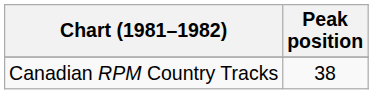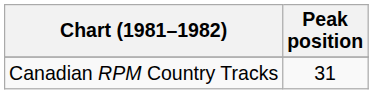(325, 72) 38 -> (325, 72) 31
